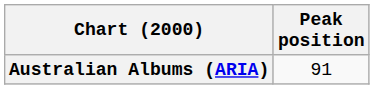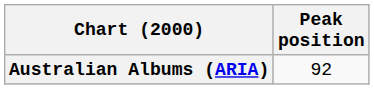(321, 70) 91 -> (321, 70) 92
